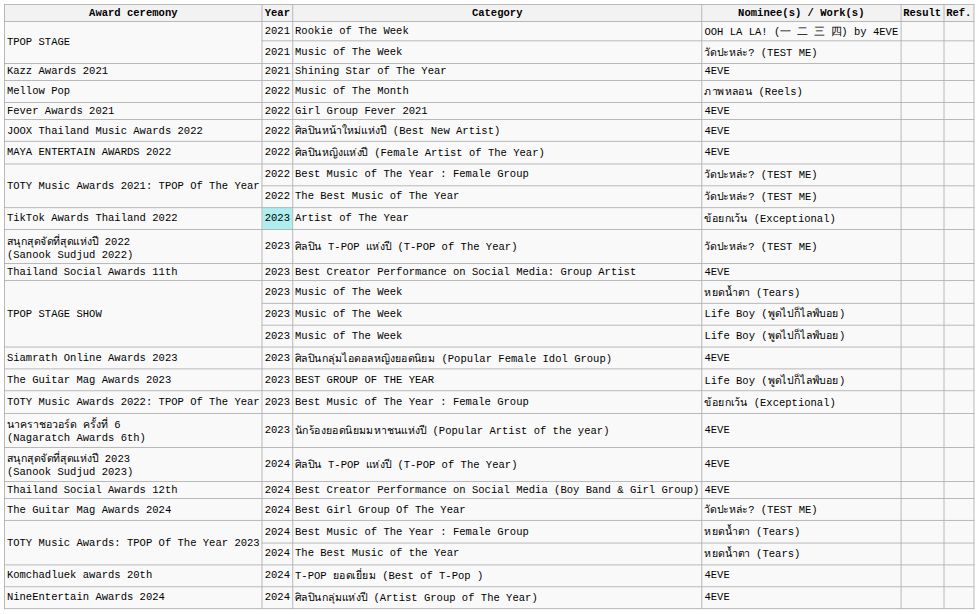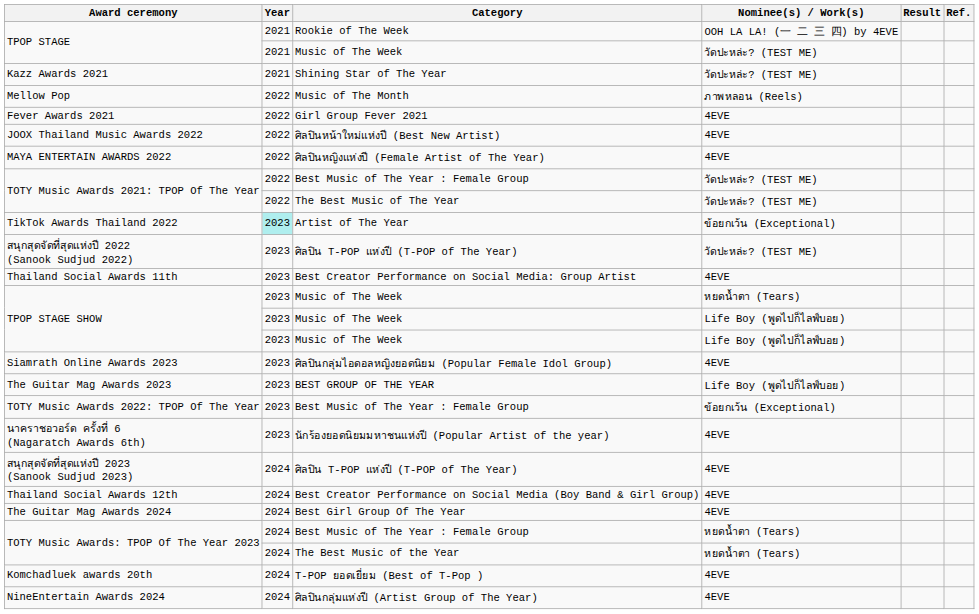(717, 72) 4EVE -> (761, 75) วัดปะหล่ะ? (TEST ME)
(761, 510) วัดปะหล่ะ? (TEST ME) -> (717, 512) 4EVE
